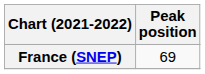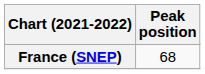(168, 56) 69 -> (168, 56) 68
